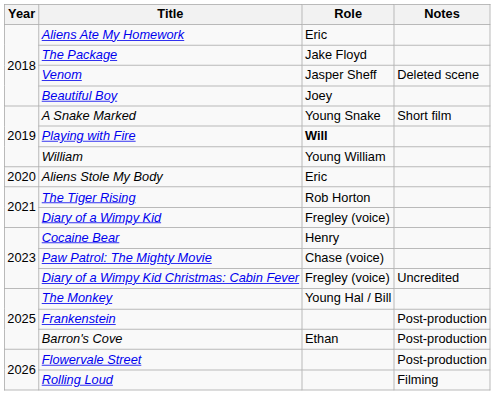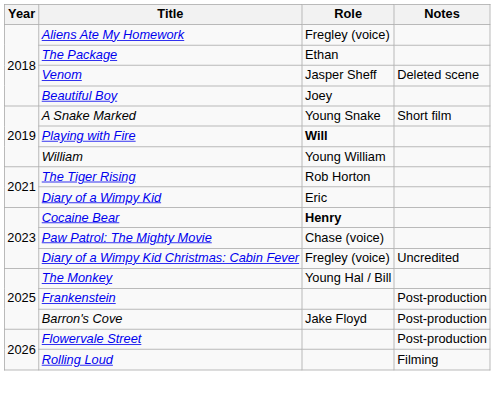(316, 34) Eric -> (347, 34) Fregley (voice)
(336, 55) Jake Floyd -> (322, 55) Ethan
- row: (102, 177)
(347, 217) Fregley (voice) -> (316, 197) Eric
(322, 237) normal -> (323, 217) bold
(322, 339) Ethan -> (336, 319) Jake Floyd
